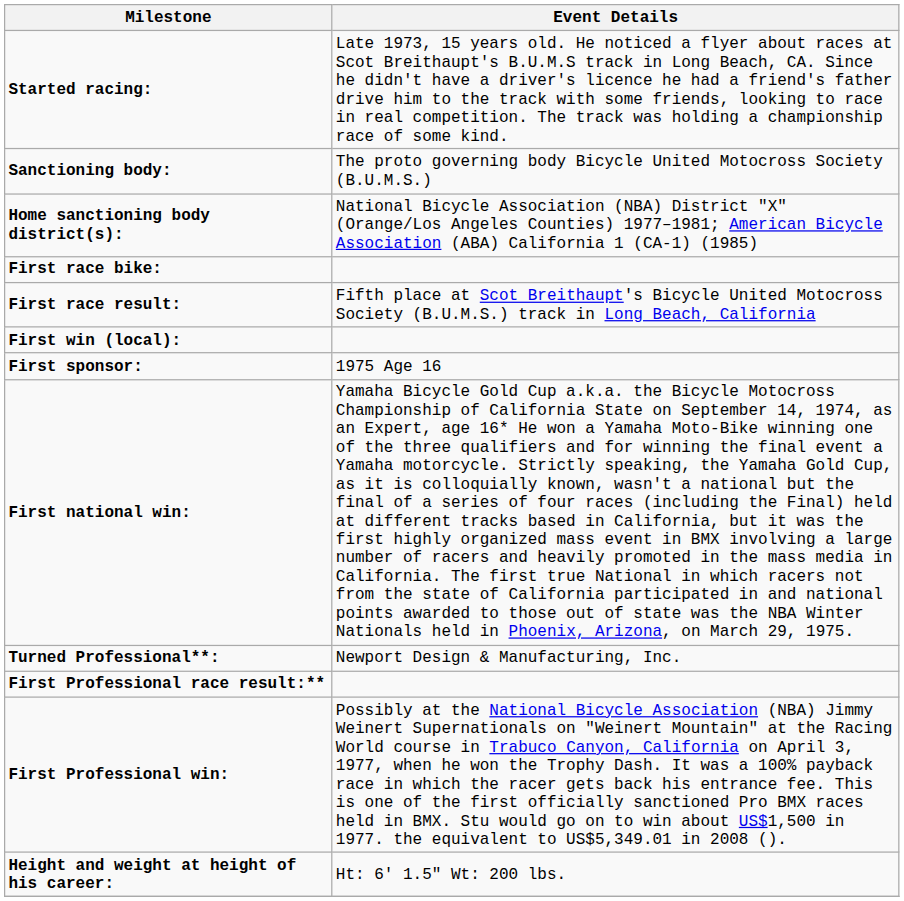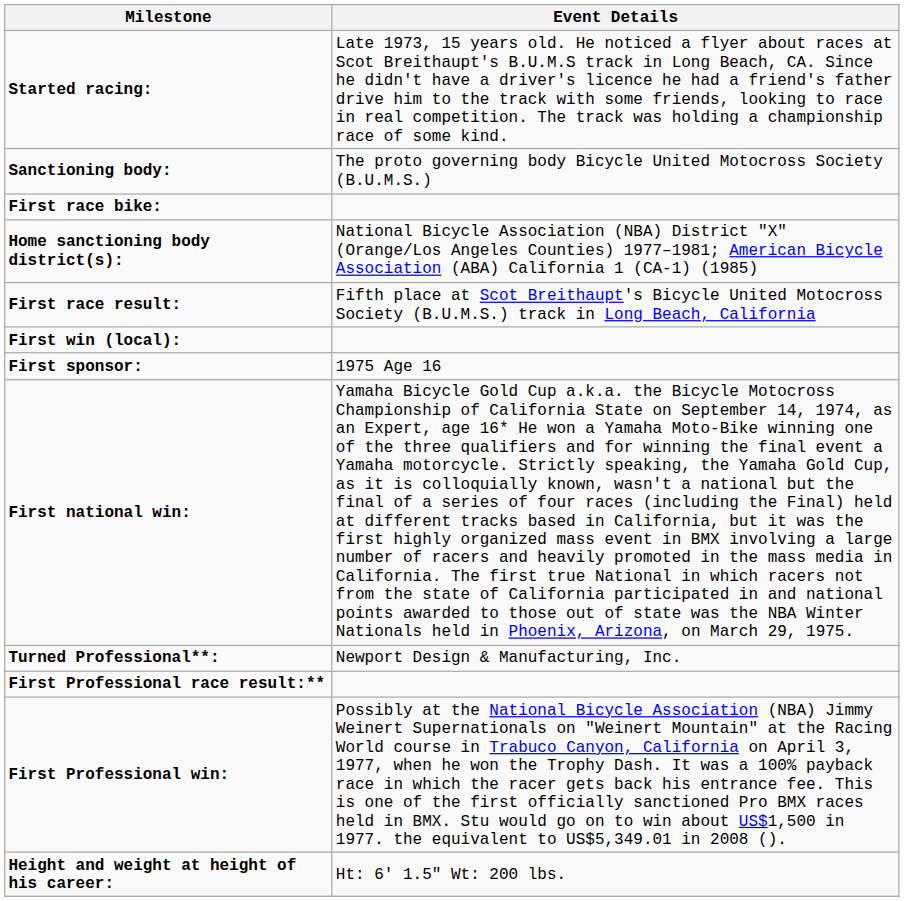rows swapped: (109, 225) <-> (85, 269)
